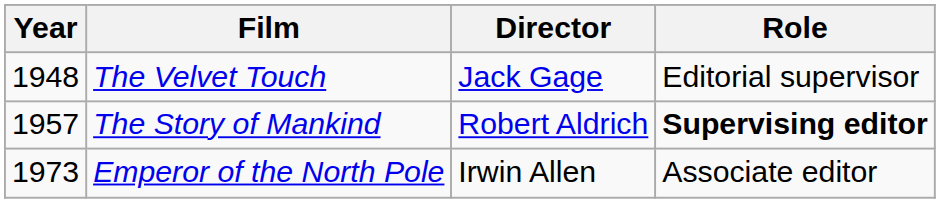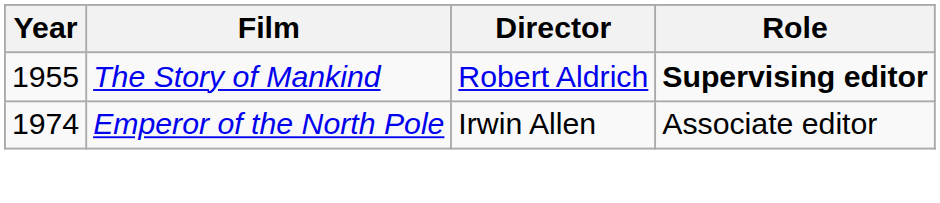- row: (210, 76)
(46, 124) 1957 -> (46, 76) 1955
(46, 172) 1973 -> (46, 124) 1974
